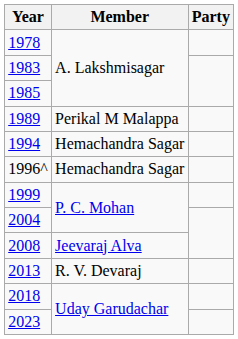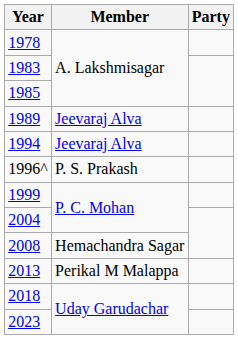(117, 118) Perikal M Malappa -> (98, 118) Jeevaraj Alva
(120, 144) Hemachandra Sagar -> (98, 144) Jeevaraj Alva
(120, 169) Hemachandra Sagar -> (96, 169) P. S. Prakash
(98, 245) Jeevaraj Alva -> (120, 245) Hemachandra Sagar
(98, 270) R. V. Devaraj -> (117, 270) Perikal M Malappa
